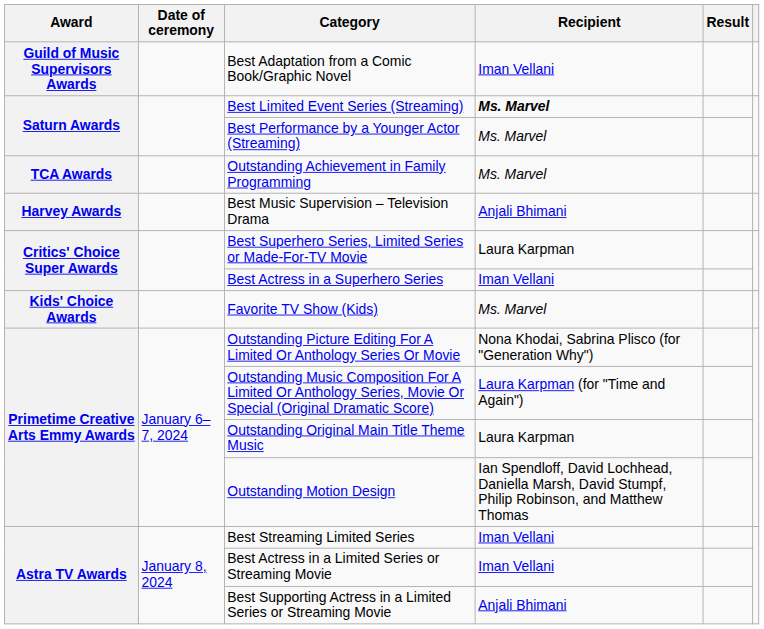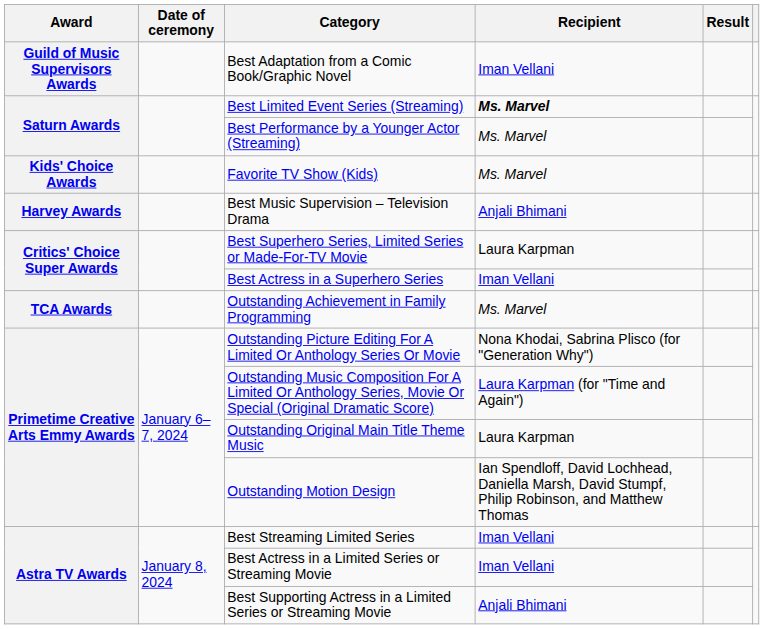rows swapped: (303, 309) <-> (336, 174)
